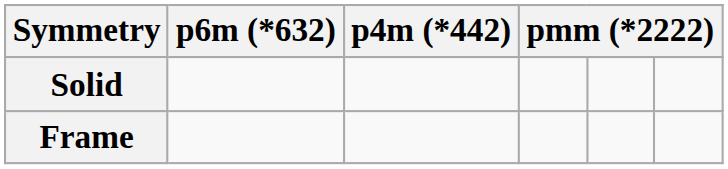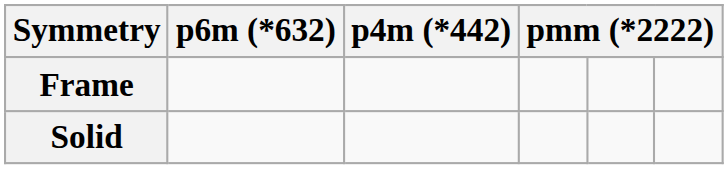rows swapped: (87, 83) <-> (87, 136)
